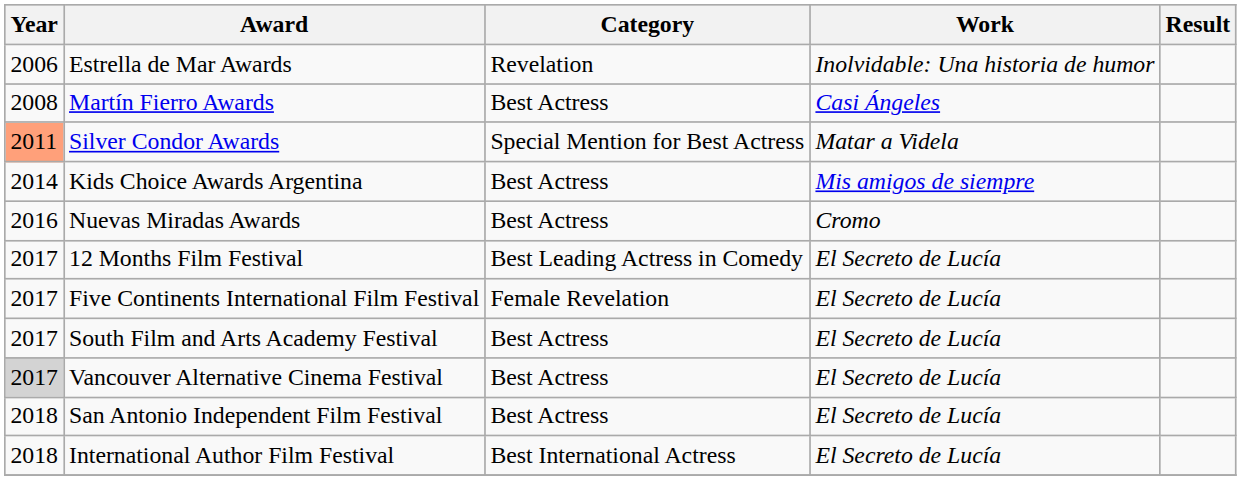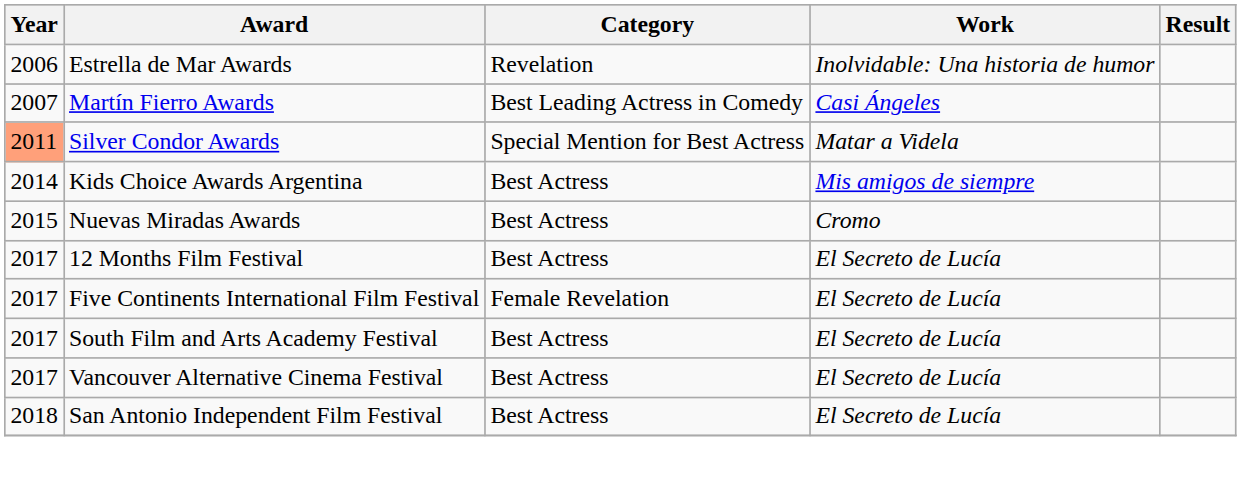(34, 102) 2008 -> (34, 102) 2007
(549, 102) Best Actress -> (647, 102) Best Leading Actress in Comedy
(34, 220) 2016 -> (34, 220) 2015
(647, 259) Best Leading Actress in Comedy -> (549, 259) Best Actress
(34, 377) lightgrey background -> (34, 377) no background
- row: (232, 455)
